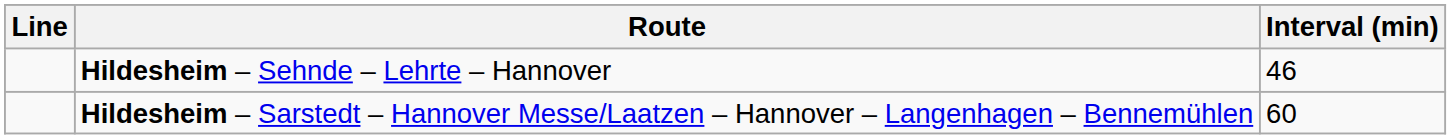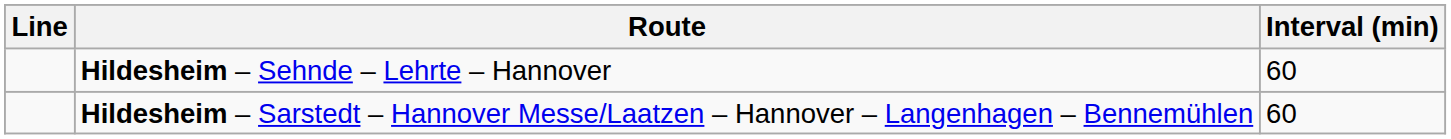(1281, 69) 46 -> (1281, 69) 60
